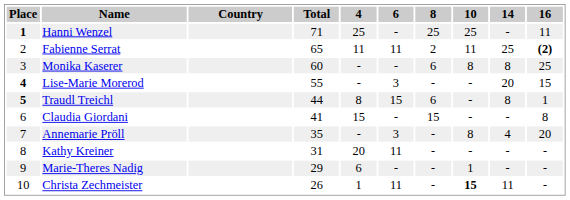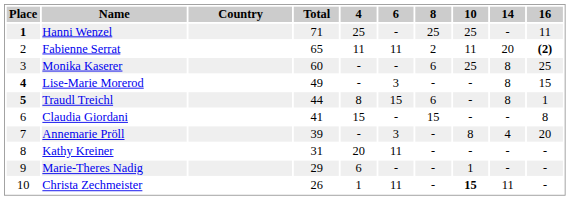(508, 49) 25 -> (508, 49) 20
(470, 66) 8 -> (470, 66) 25
(317, 83) 55 -> (317, 83) 49
(508, 83) 20 -> (508, 83) 8
(317, 134) 35 -> (317, 134) 39
